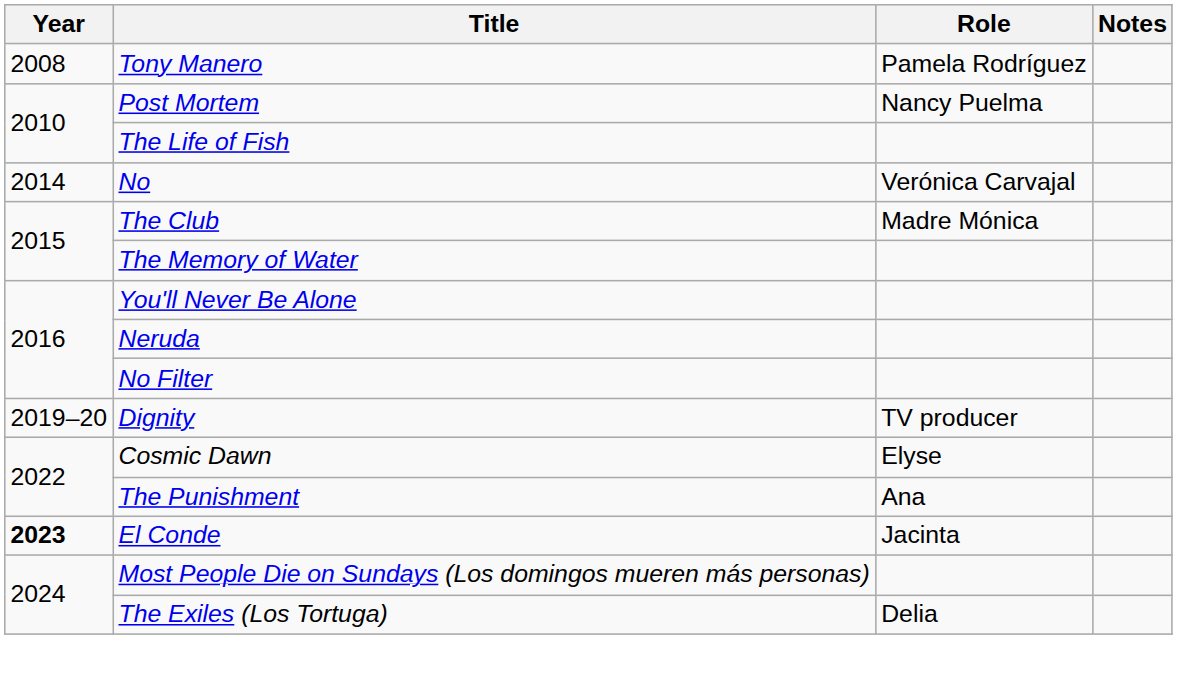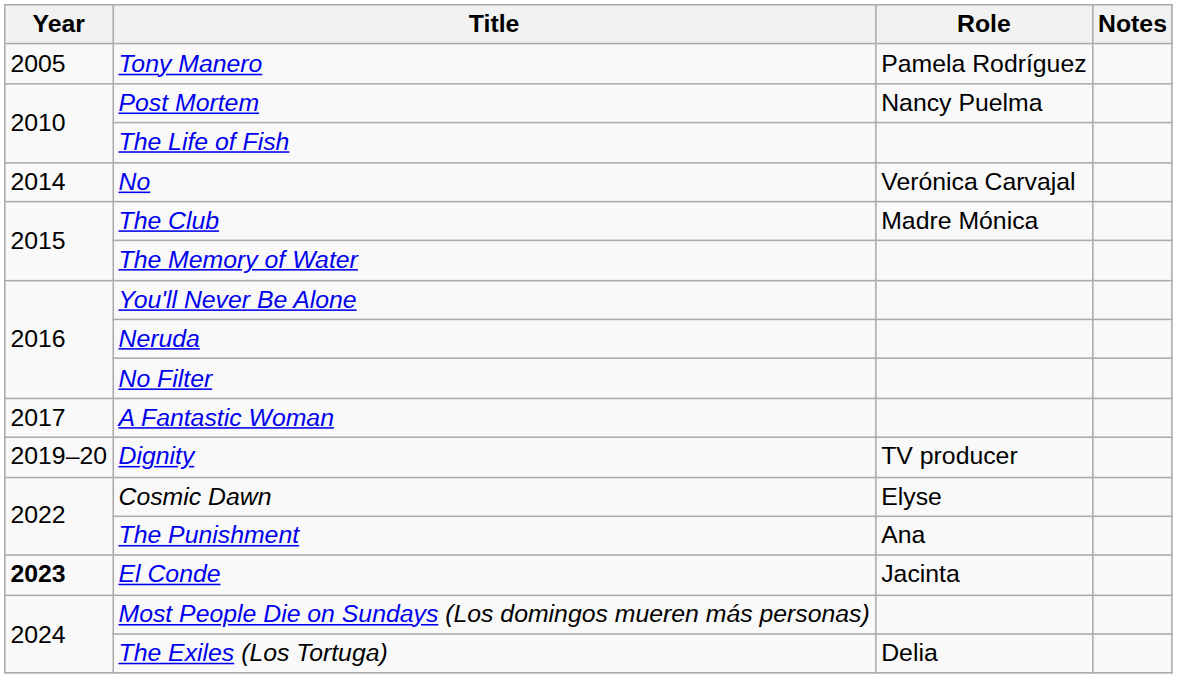(38, 63) 2008 -> (38, 63) 2005
+ row: (226, 417)
